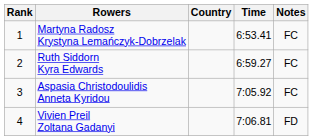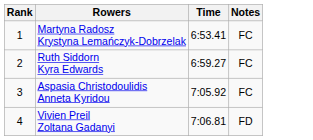- column: (211, 12)
